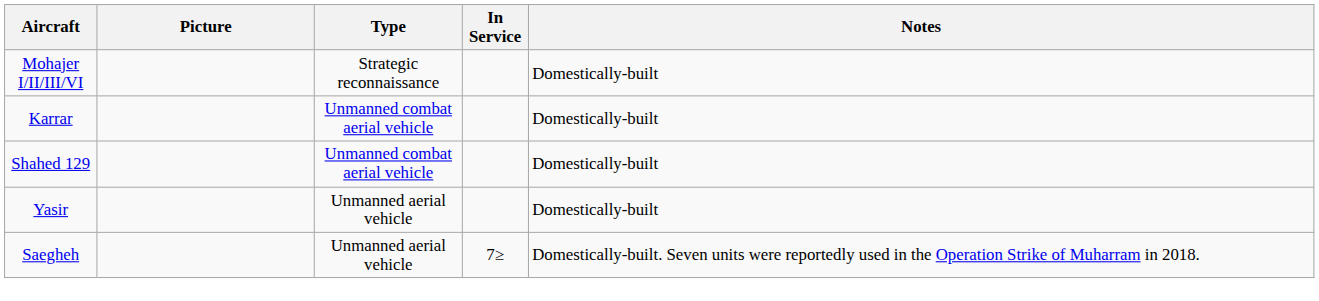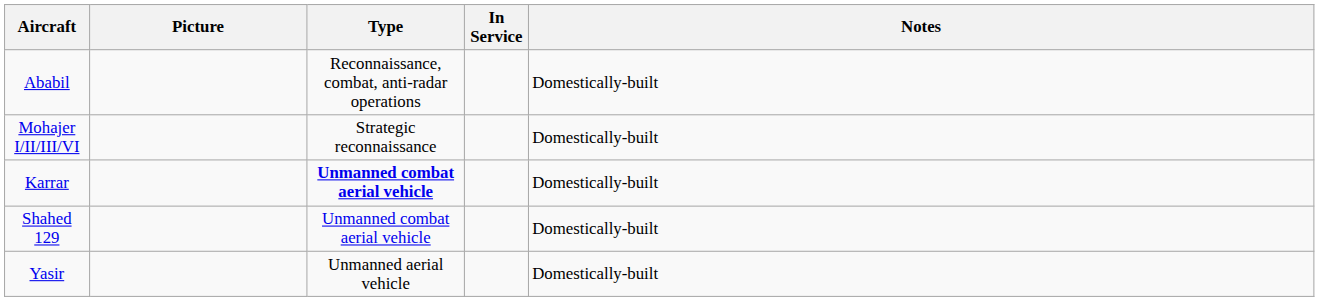+ row: (47, 82)
(388, 118) normal -> (386, 182) bold
- row: (51, 254)
